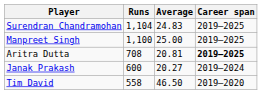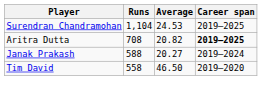(169, 26) 24.83 -> (169, 26) 24.53
- row: (43, 40)
(169, 54) 20.81 -> (169, 40) 20.82
(134, 68) 600 -> (134, 54) 588
